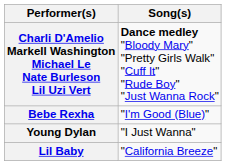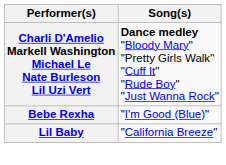- row: (61, 133)
